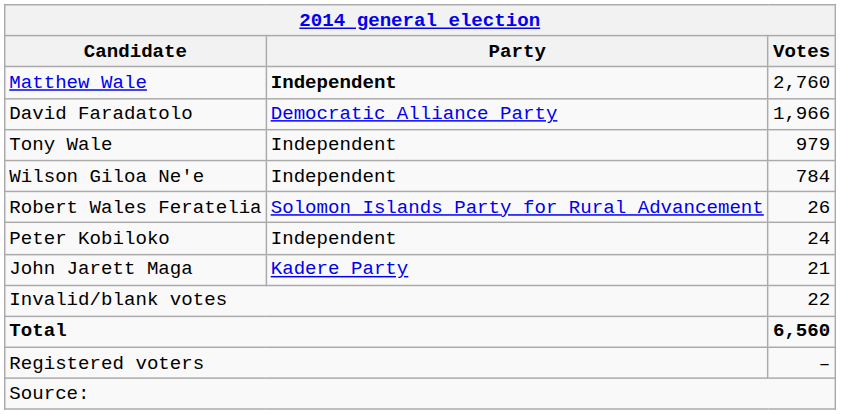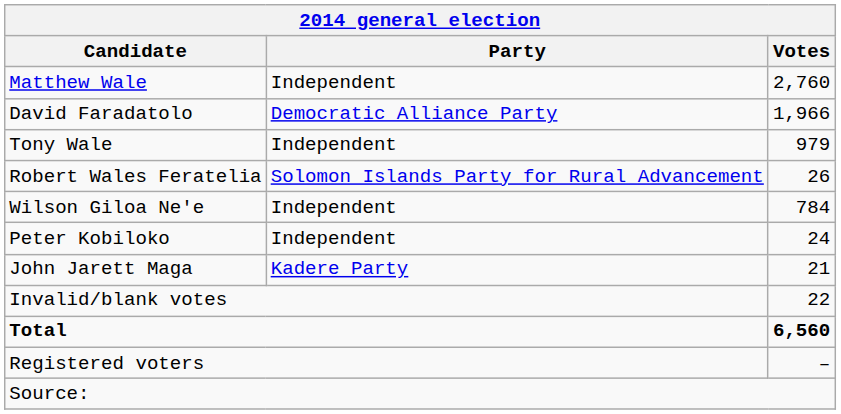(334, 83) bold -> (334, 83) normal
rows swapped: (107, 176) <-> (135, 207)
